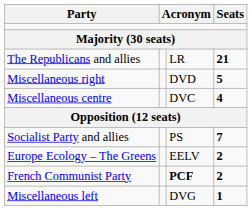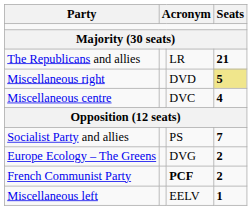(220, 78) no background -> (220, 78) khaki background
(184, 156) EELV -> (183, 156) DVG
(183, 195) DVG -> (184, 195) EELV
